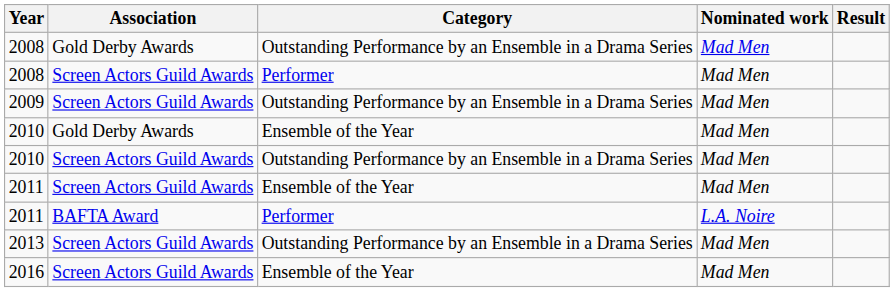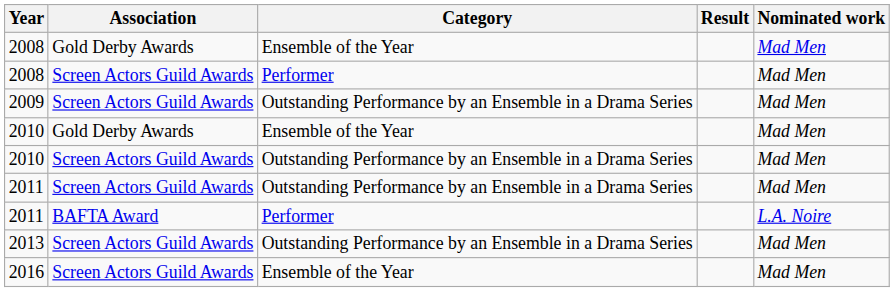columns swapped: (765, 18) <-> (861, 18)
(477, 46) Outstanding Performance by an Ensemble in a Drama Series -> (338, 46) Ensemble of the Year
(338, 187) Ensemble of the Year -> (477, 187) Outstanding Performance by an Ensemble in a Drama Series
